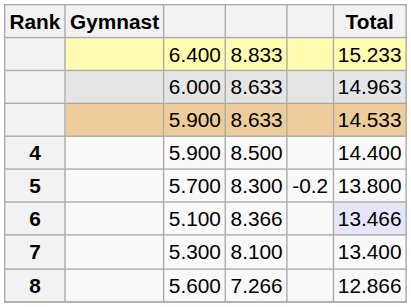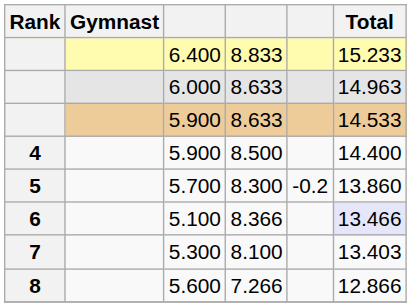(370, 186) 13.800 -> (370, 186) 13.860
(370, 252) 13.400 -> (370, 252) 13.403
